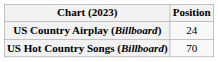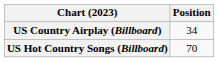(192, 30) 24 -> (192, 30) 34
